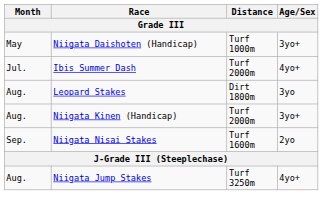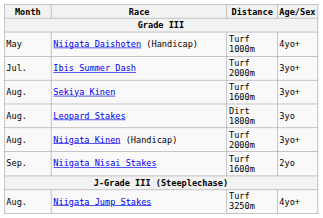(290, 44) 3yo+ -> (290, 44) 4yo+
(290, 68) 4yo+ -> (290, 68) 3yo+
+ row: (84, 92)
